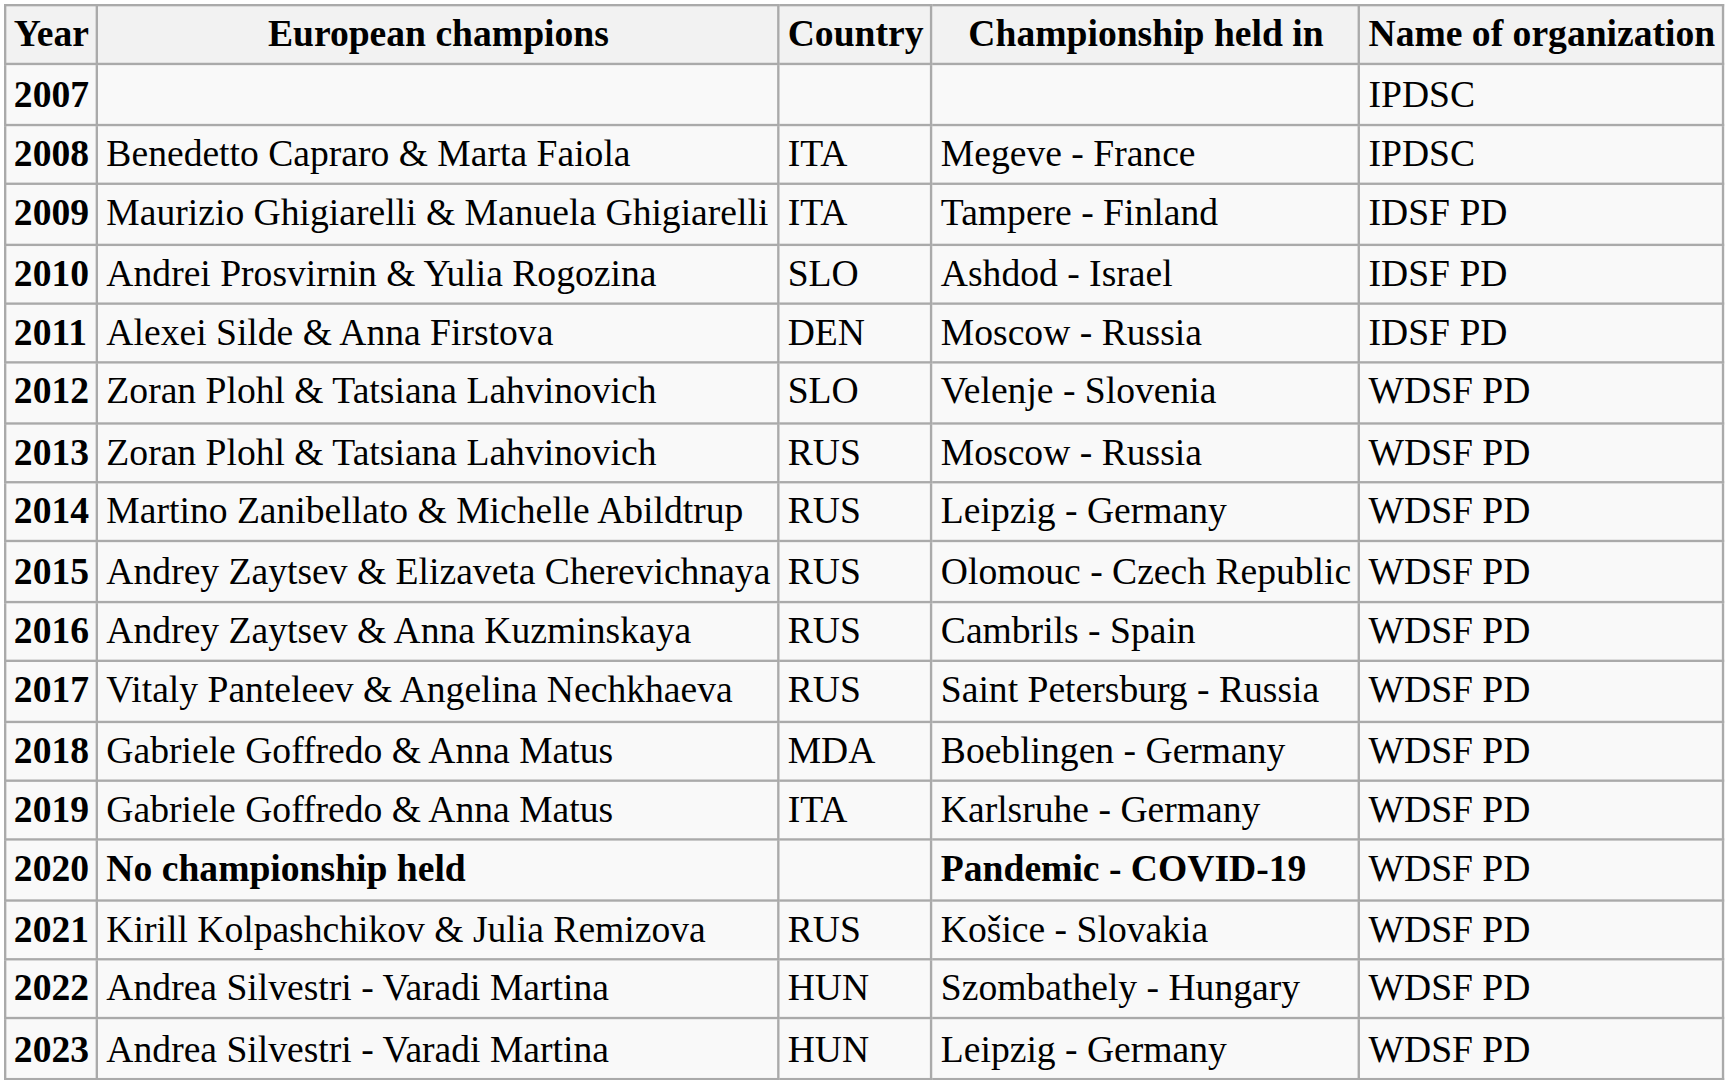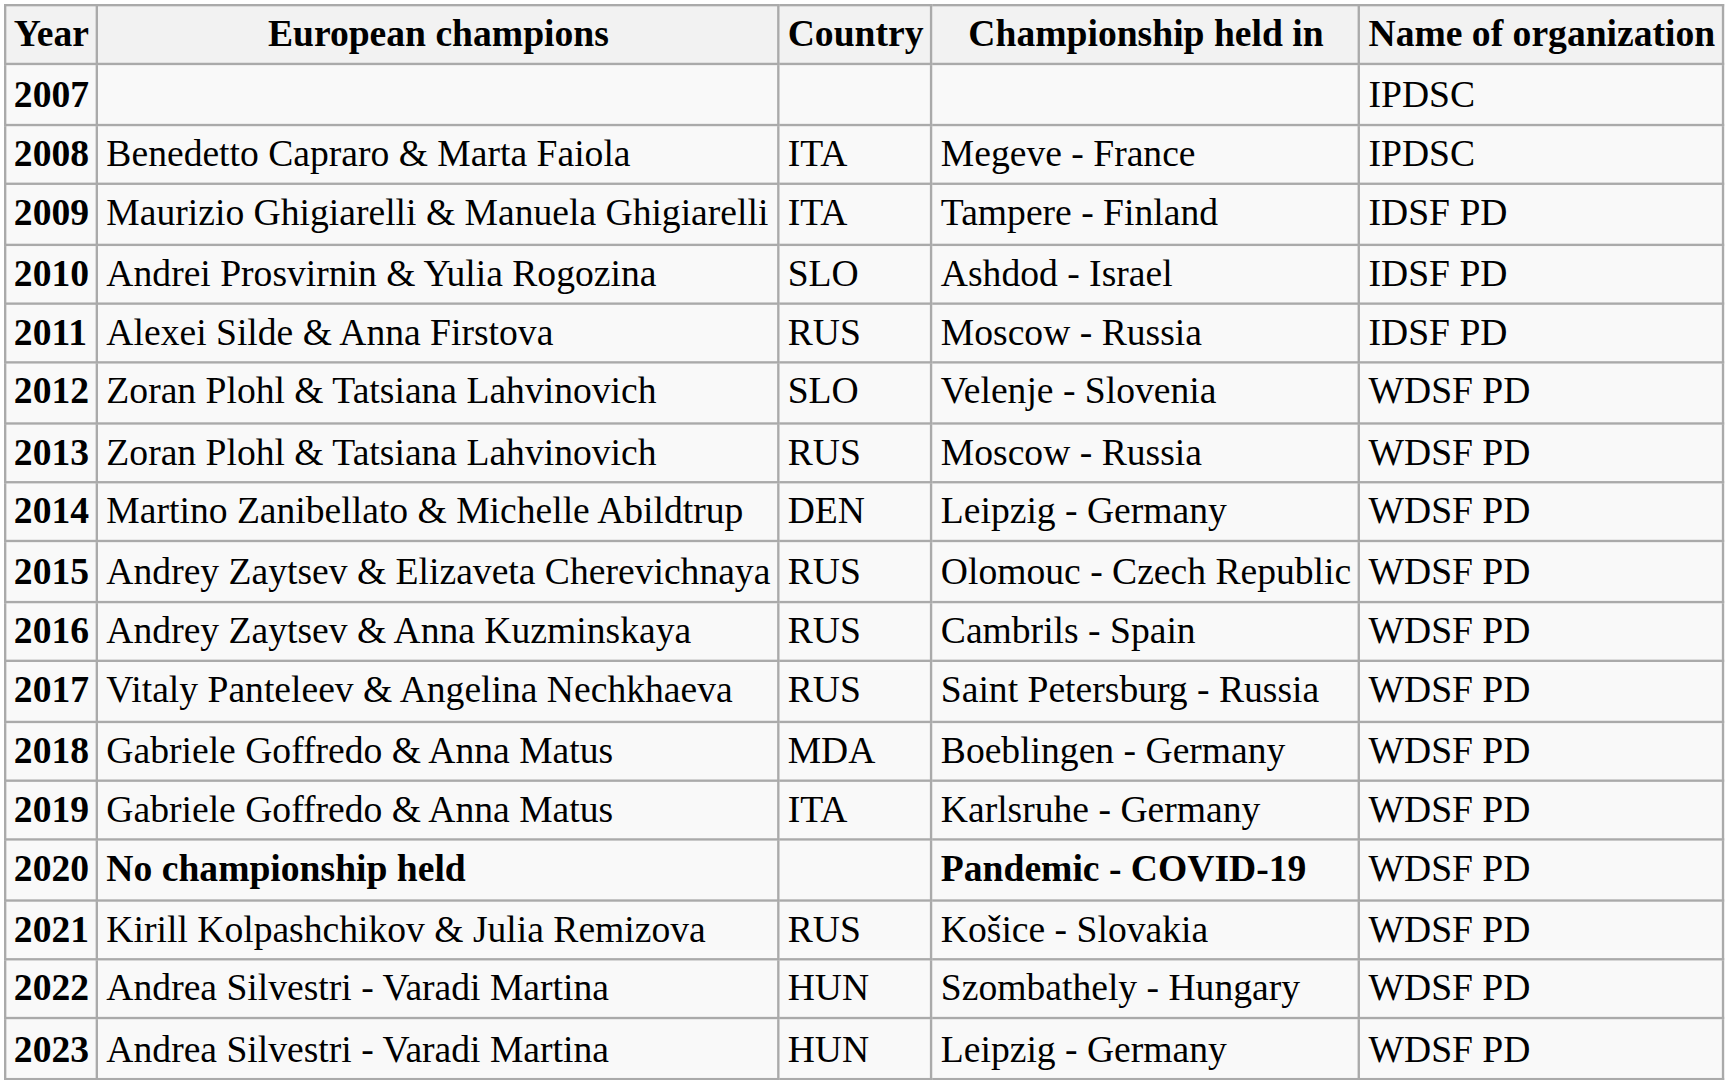(826, 332) DEN -> (824, 332) RUS
(824, 511) RUS -> (826, 511) DEN
